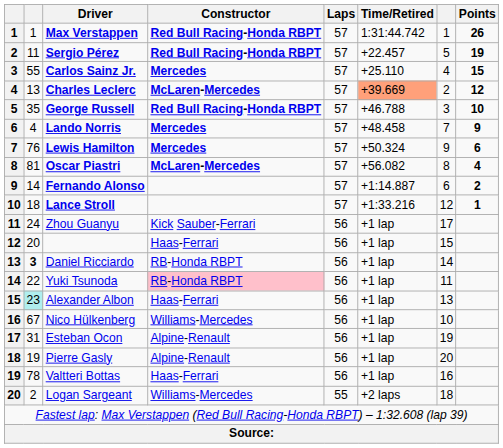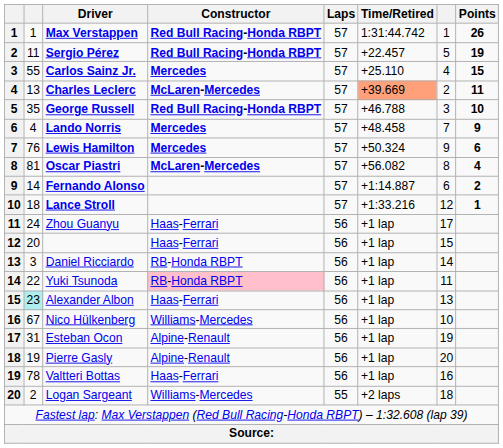(477, 90) 12 -> (477, 90) 11
(203, 223) Kick Sauber-Ferrari -> (184, 223) Haas-Ferrari
(33, 262) bold -> (33, 262) normal
